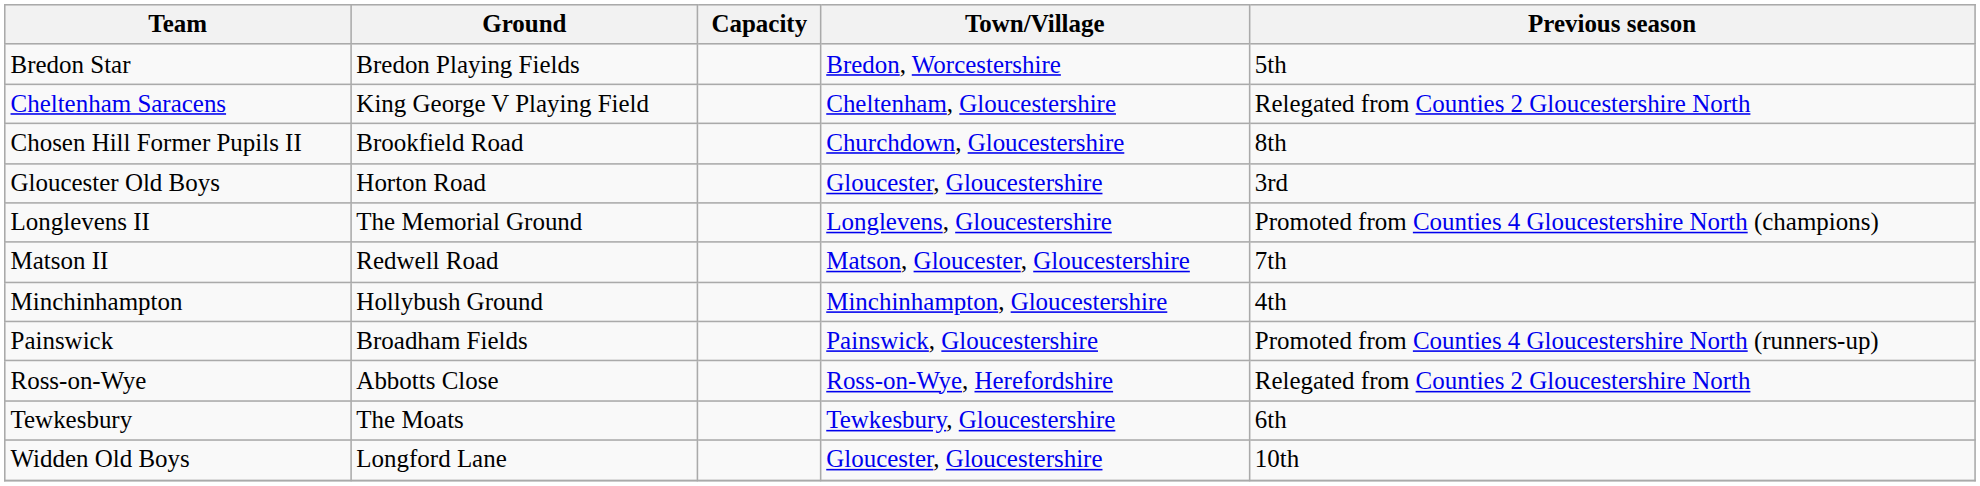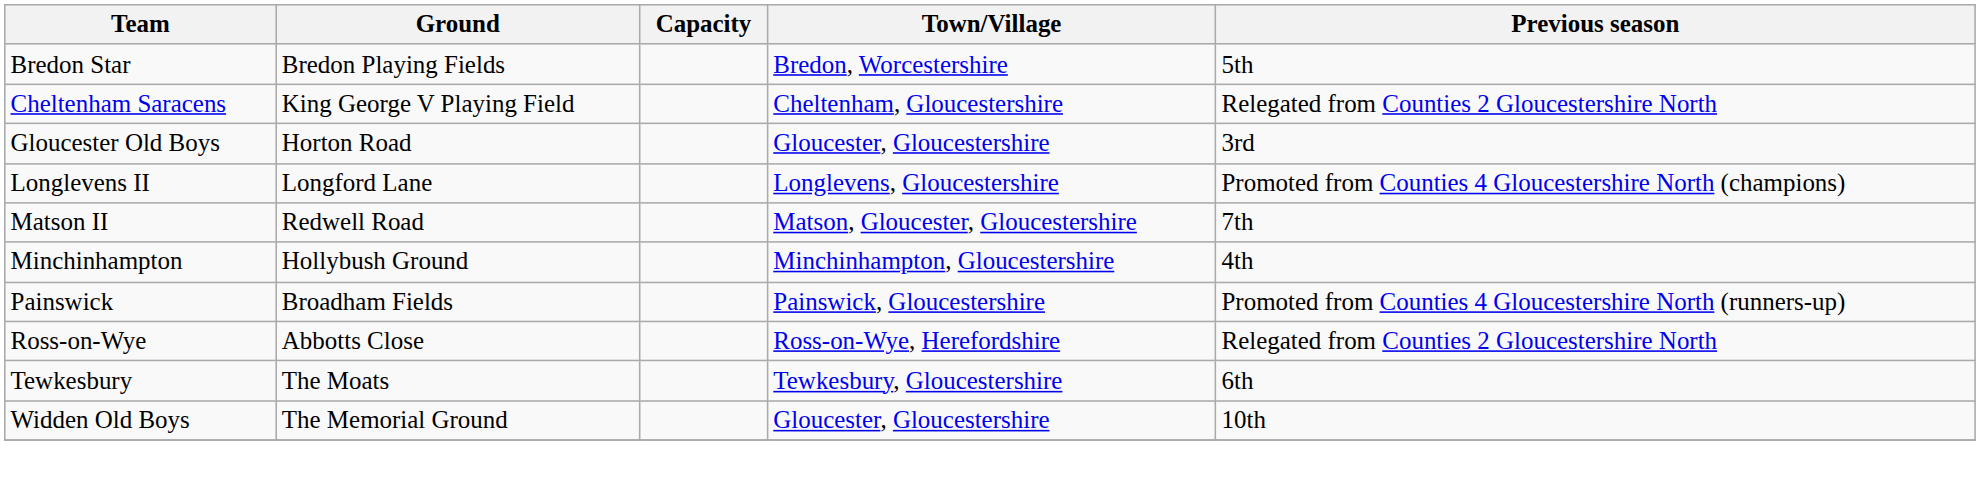- row: (156, 143)
(469, 222) The Memorial Ground -> (357, 182) Longford Lane
(432, 459) Longford Lane -> (395, 420) The Memorial Ground
